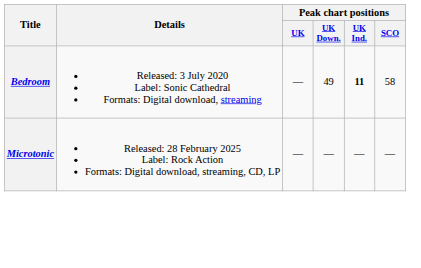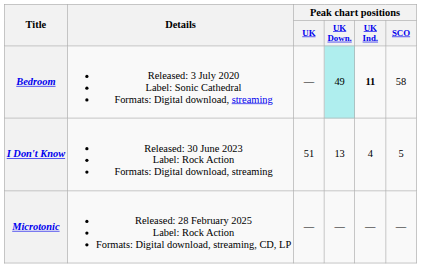(329, 82) no background -> (340, 82) paleturquoise background
+ row: (36, 154)
